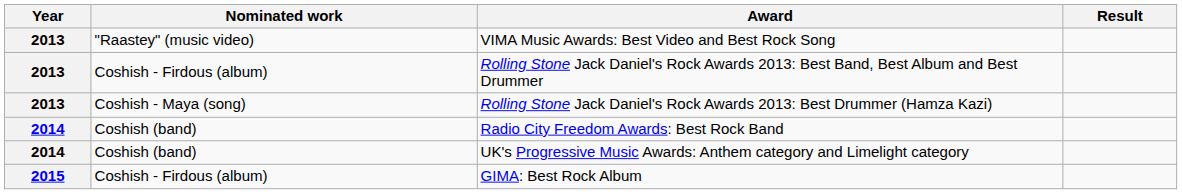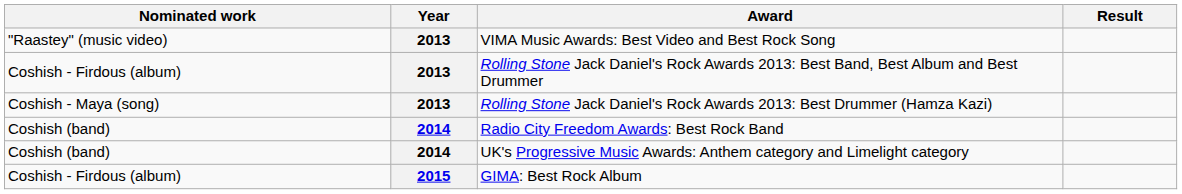columns swapped: (48, 16) <-> (284, 16)
